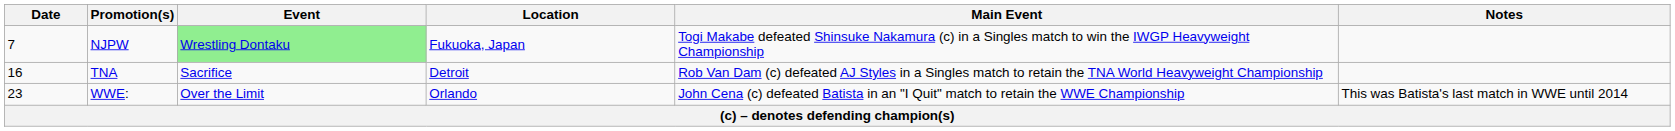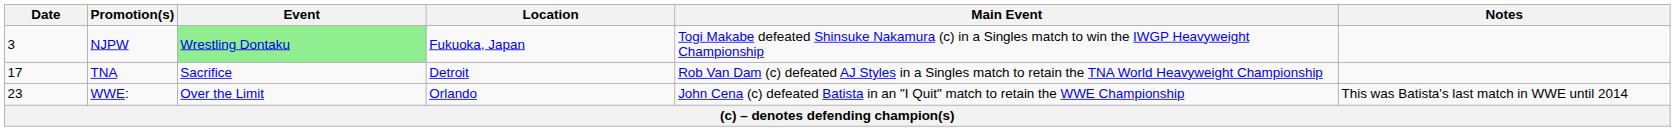(11, 44) 7 -> (11, 44) 3
(15, 72) 16 -> (15, 72) 17
